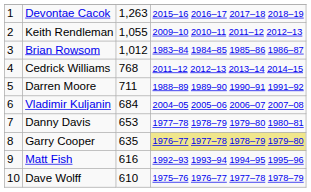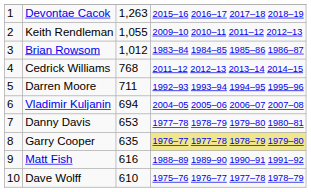(228, 87) 1988–89 1989–90 1990–91 1991–92 -> (228, 87) 1992–93 1993–94 1994–95 1995–96
(128, 104) 684 -> (128, 104) 694
(228, 160) 1992–93 1993–94 1994–95 1995–96 -> (228, 160) 1988–89 1989–90 1990–91 1991–92
